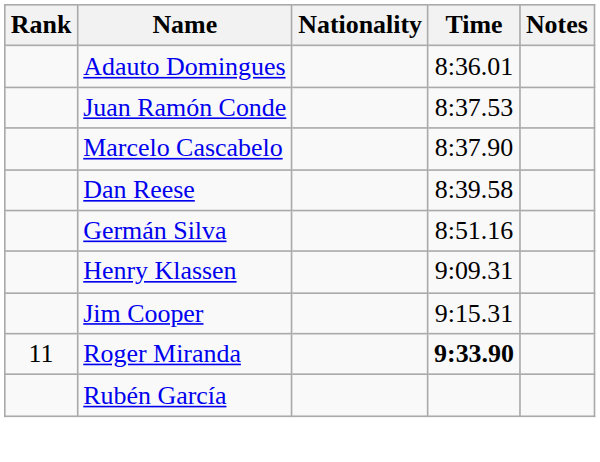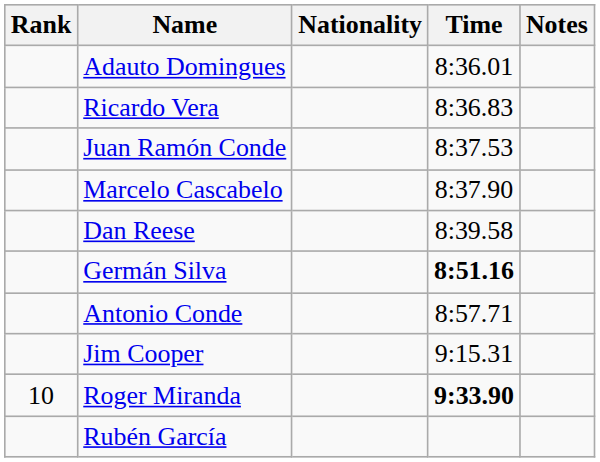+ row: (151, 107)
(474, 230) normal -> (474, 271) bold
+ row: (163, 312)
- row: (160, 271)
(41, 353) 11 -> (41, 395) 10
